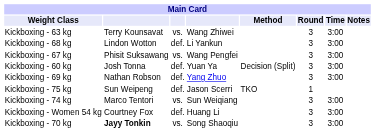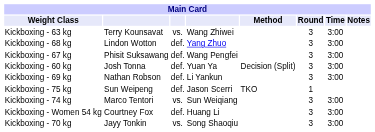(205, 44) Li Yankun -> (207, 44) Yang Zhuo
(178, 55) vs. -> (178, 55) def.
(207, 78) Yang Zhuo -> (205, 78) Li Yankun
(127, 123) bold -> (125, 123) normal
